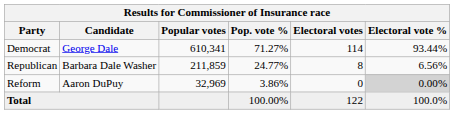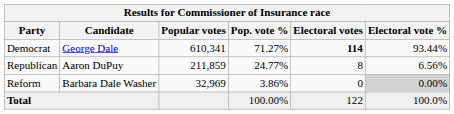(355, 48) normal -> (355, 48) bold
(109, 65) Barbara Dale Washer -> (93, 65) Aaron DuPuy
(93, 83) Aaron DuPuy -> (109, 83) Barbara Dale Washer
